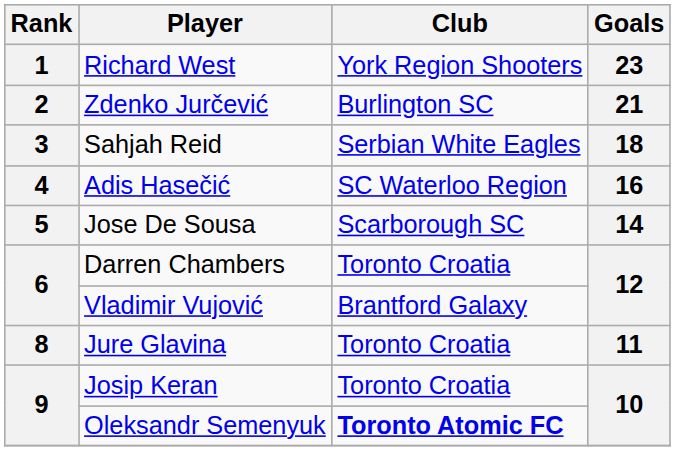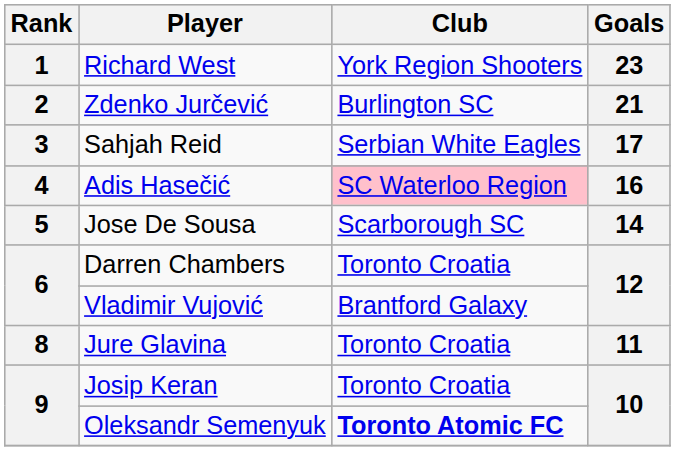(629, 144) 18 -> (629, 144) 17
(452, 184) no background -> (452, 184) pink background
